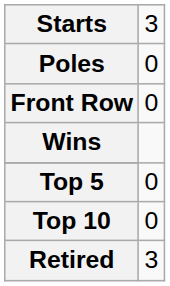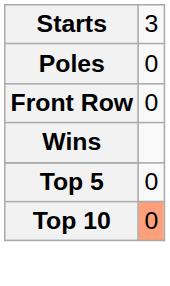(151, 220) no background -> (151, 220) lightsalmon background
- row: (72, 260)
